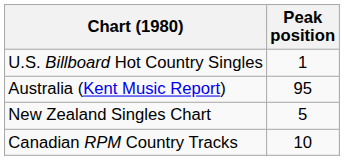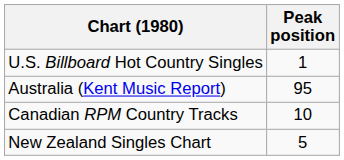rows swapped: (123, 141) <-> (110, 115)
